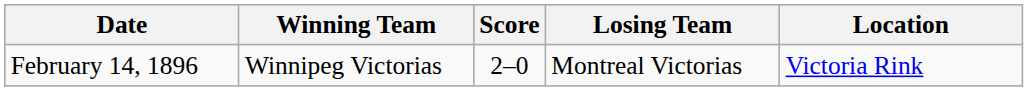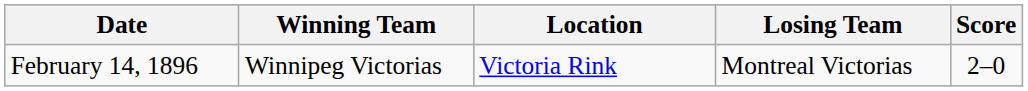columns swapped: (509, 24) <-> (901, 24)
